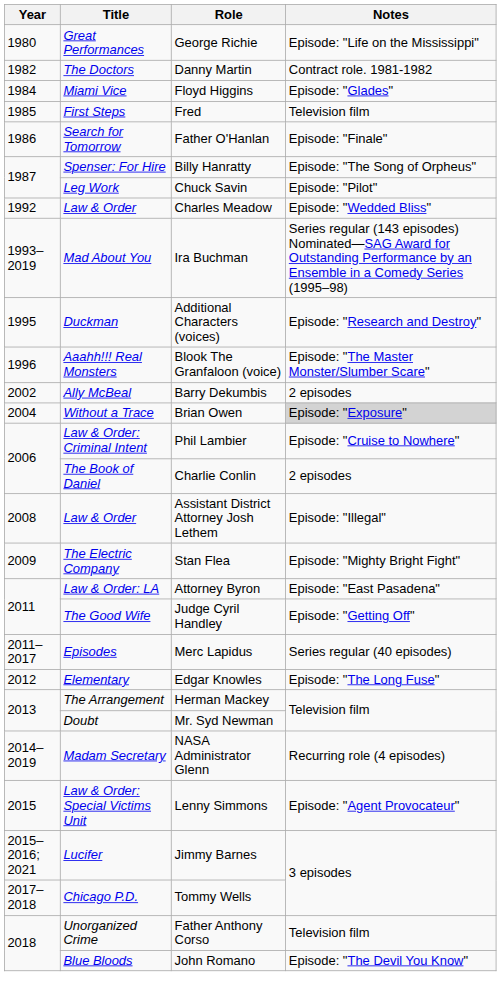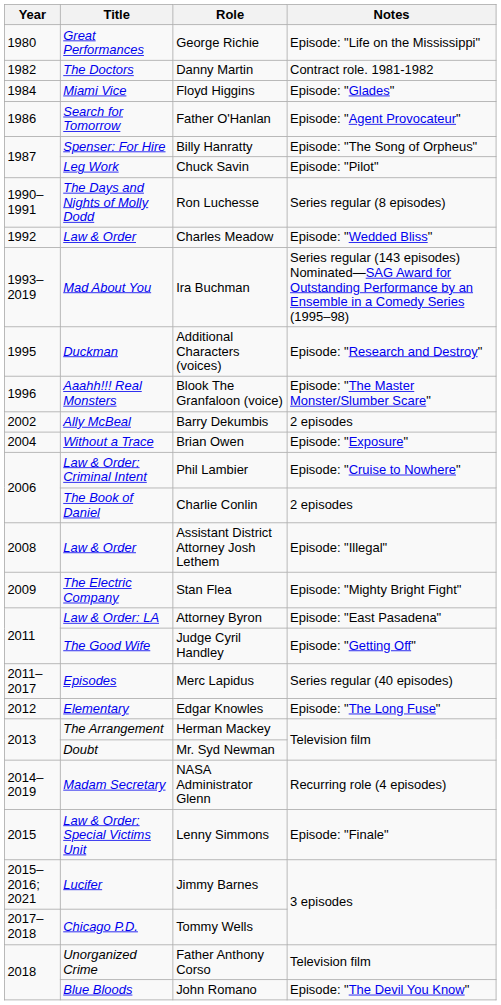- row: (188, 111)
(338, 139) Episode: "Finale" -> (375, 118) Episode: "Agent Provocateur"
+ row: (218, 202)
(348, 413) lightgrey background -> (349, 442) no background
(374, 805) Episode: "Agent Provocateur" -> (339, 834) Episode: "Finale"
